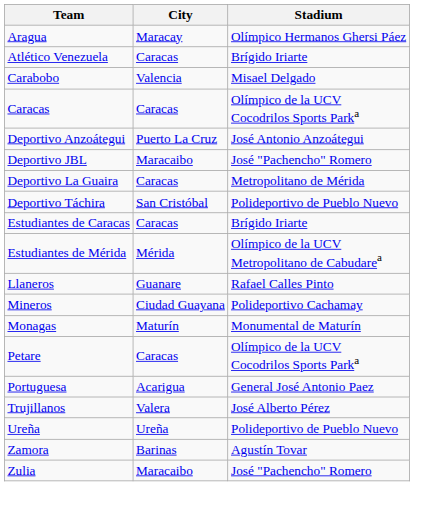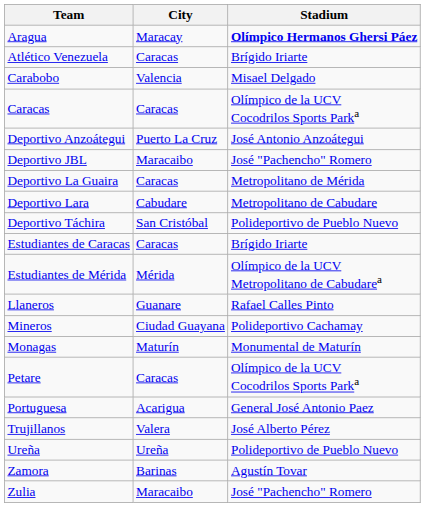(319, 36) normal -> (324, 36) bold
+ row: (48, 202)
